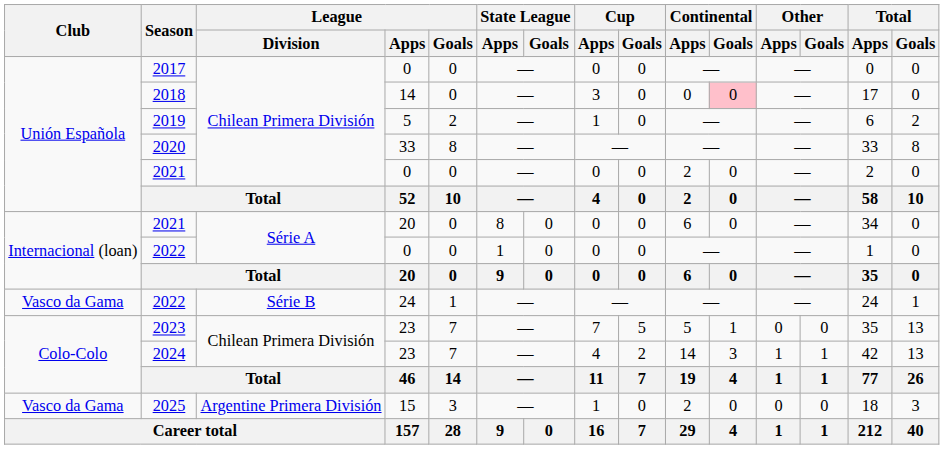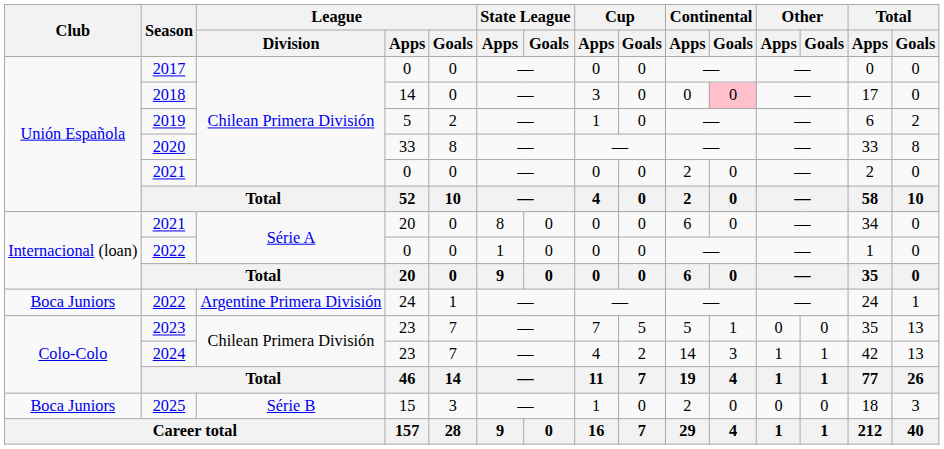(73, 302) Vasco da Gama -> (73, 302) Boca Juniors
(291, 302) Série B -> (291, 302) Argentine Primera División
(73, 405) Vasco da Gama -> (73, 405) Boca Juniors
(291, 405) Argentine Primera División -> (291, 405) Série B
